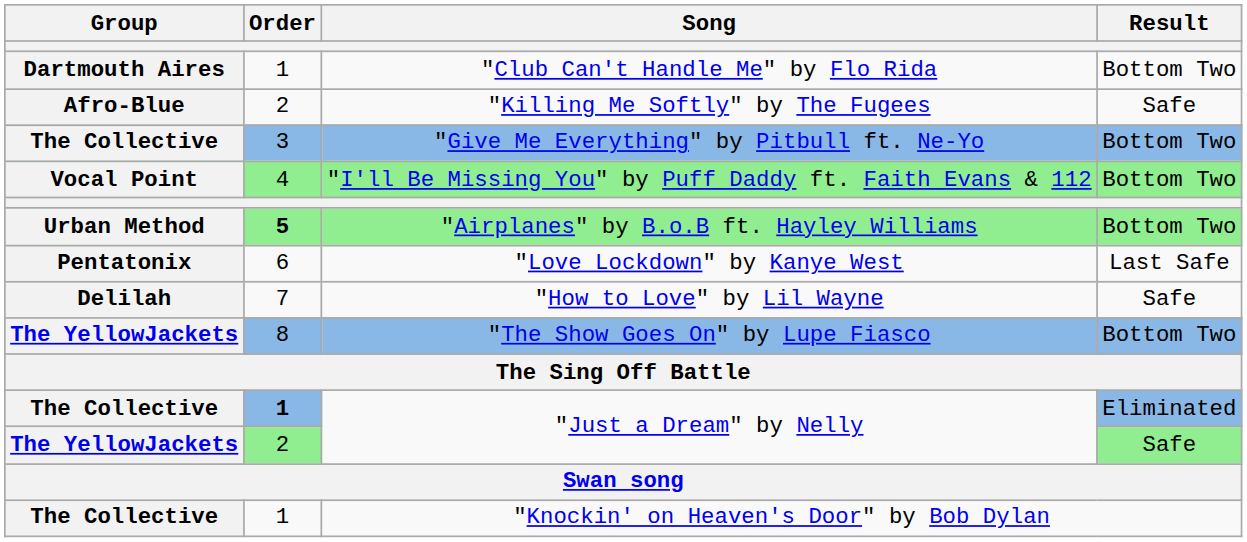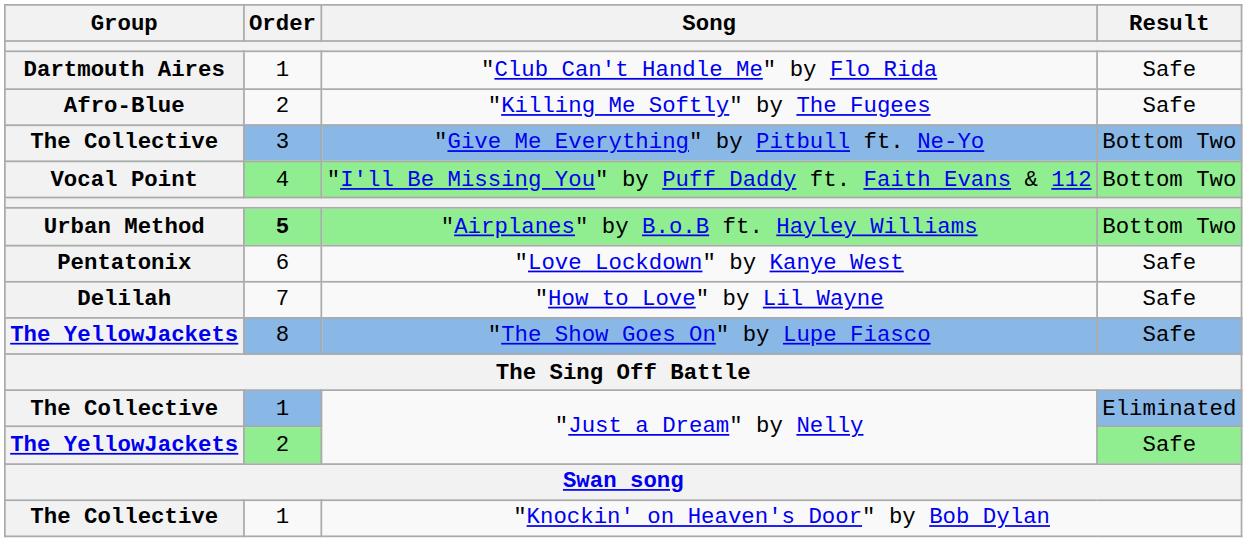(1169, 70) Bottom Two -> (1169, 70) Safe
(1169, 263) Last Safe -> (1169, 263) Safe
(1169, 336) Bottom Two -> (1169, 336) Safe
(282, 409) bold -> (282, 409) normal
